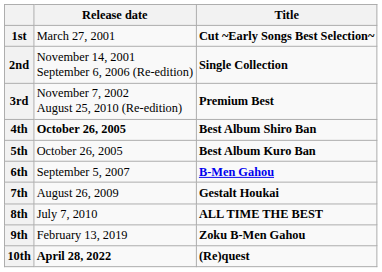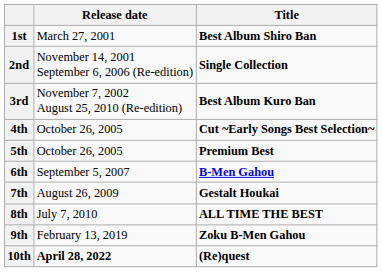(287, 36) Cut ~Early Songs Best Selection~ -> (258, 36) Best Album Shiro Ban
(236, 101) Premium Best -> (257, 101) Best Album Kuro Ban
(81, 129) bold -> (80, 129) normal
(258, 129) Best Album Shiro Ban -> (287, 129) Cut ~Early Songs Best Selection~
(257, 150) Best Album Kuro Ban -> (236, 150) Premium Best
